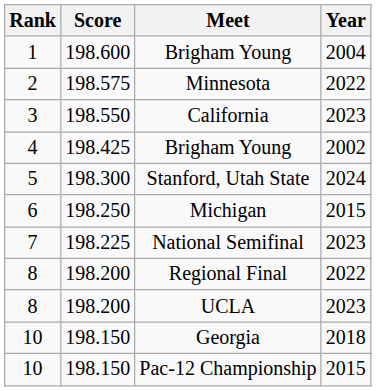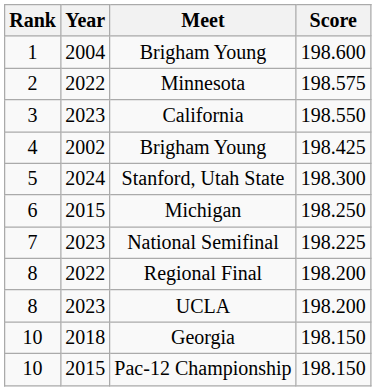columns swapped: (98, 20) <-> (346, 20)
